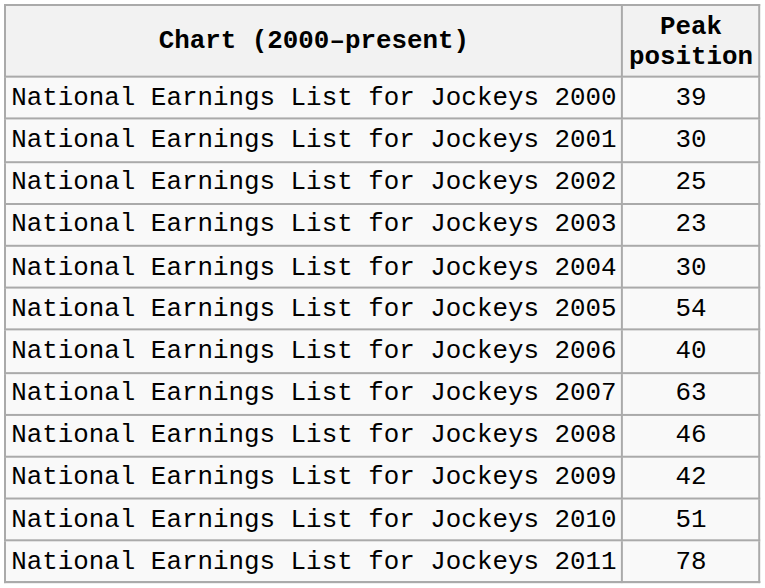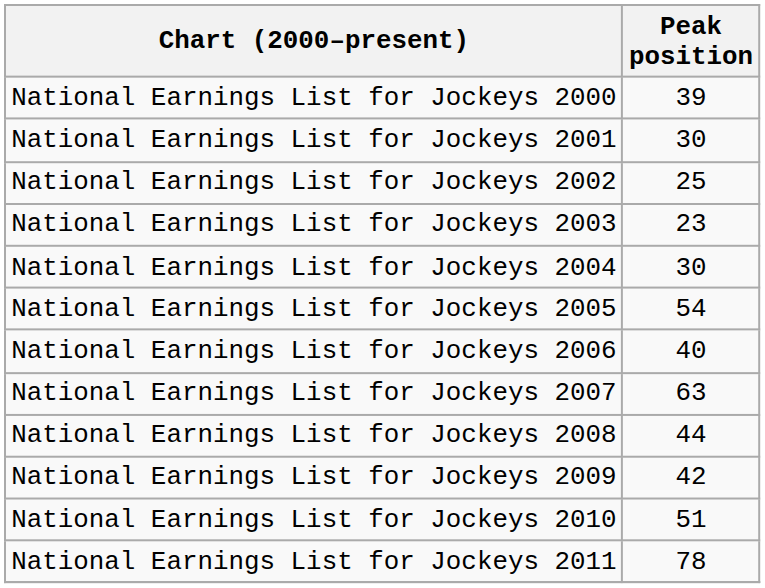(691, 435) 46 -> (691, 435) 44
